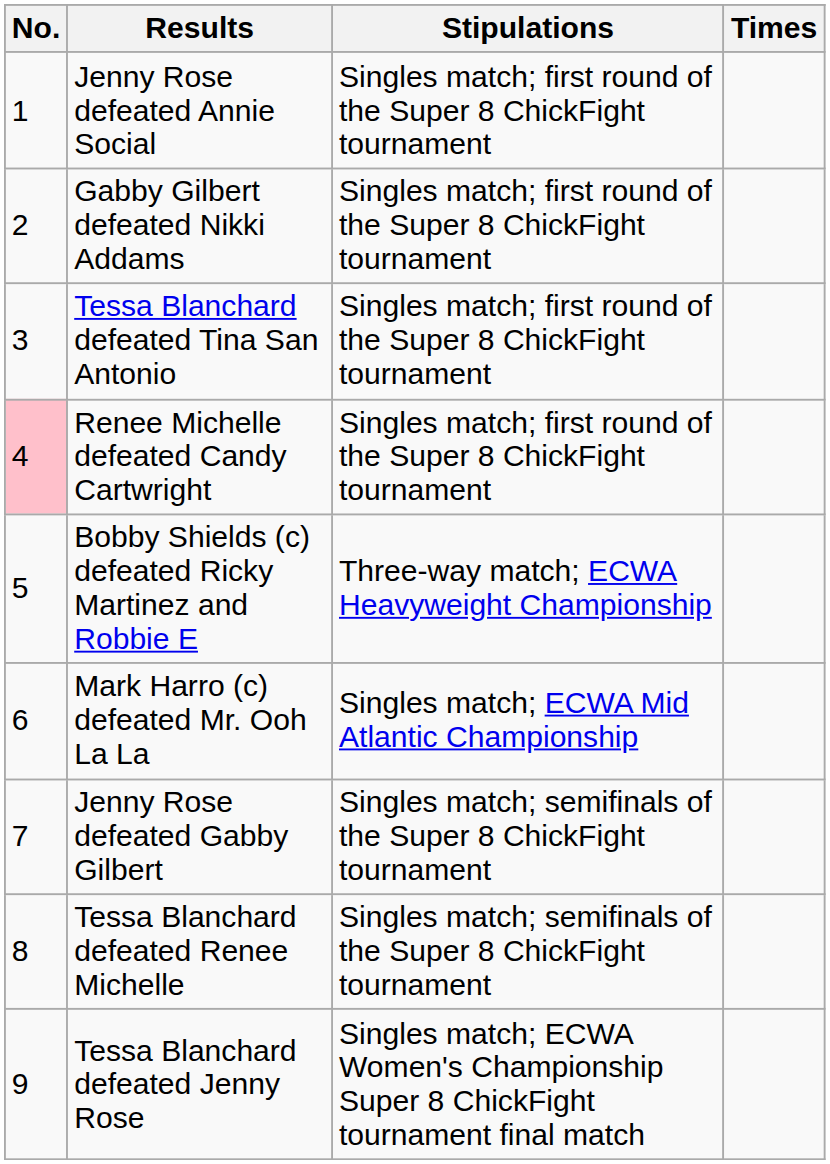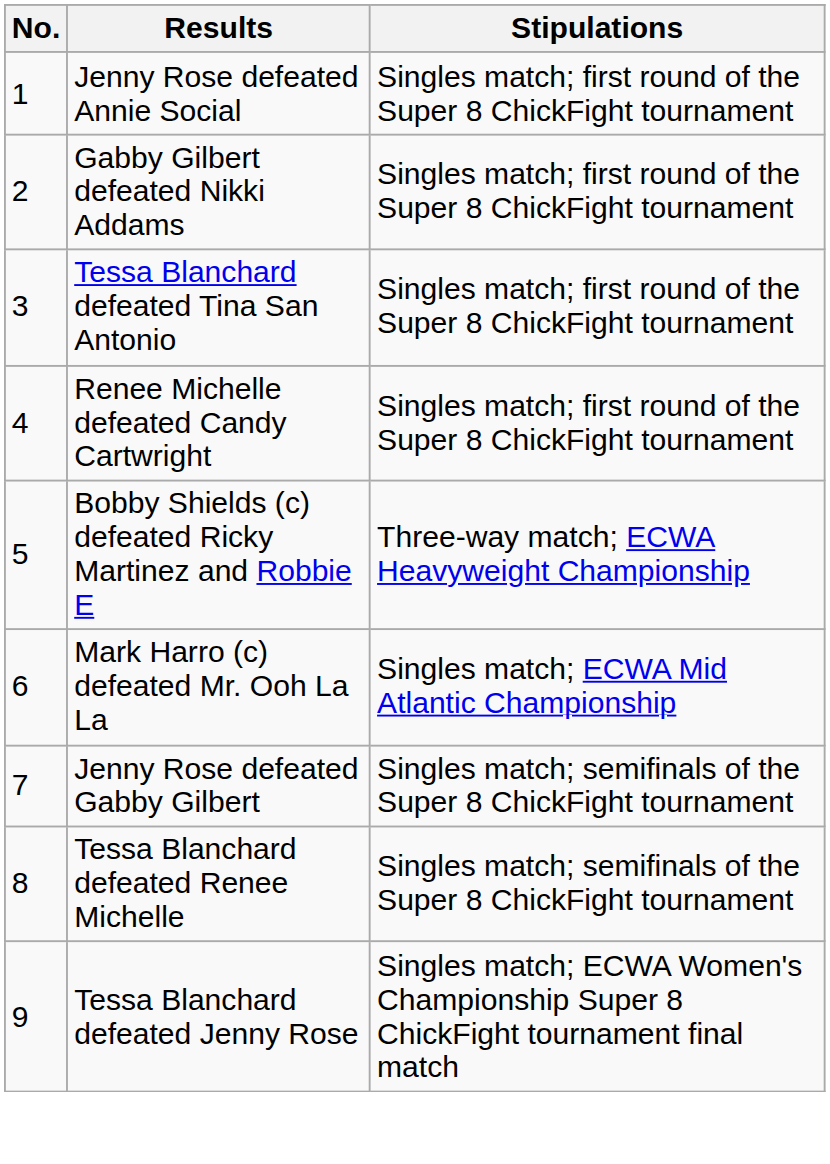- column: (774, 28)
(20, 456) pink background -> (20, 422) no background
